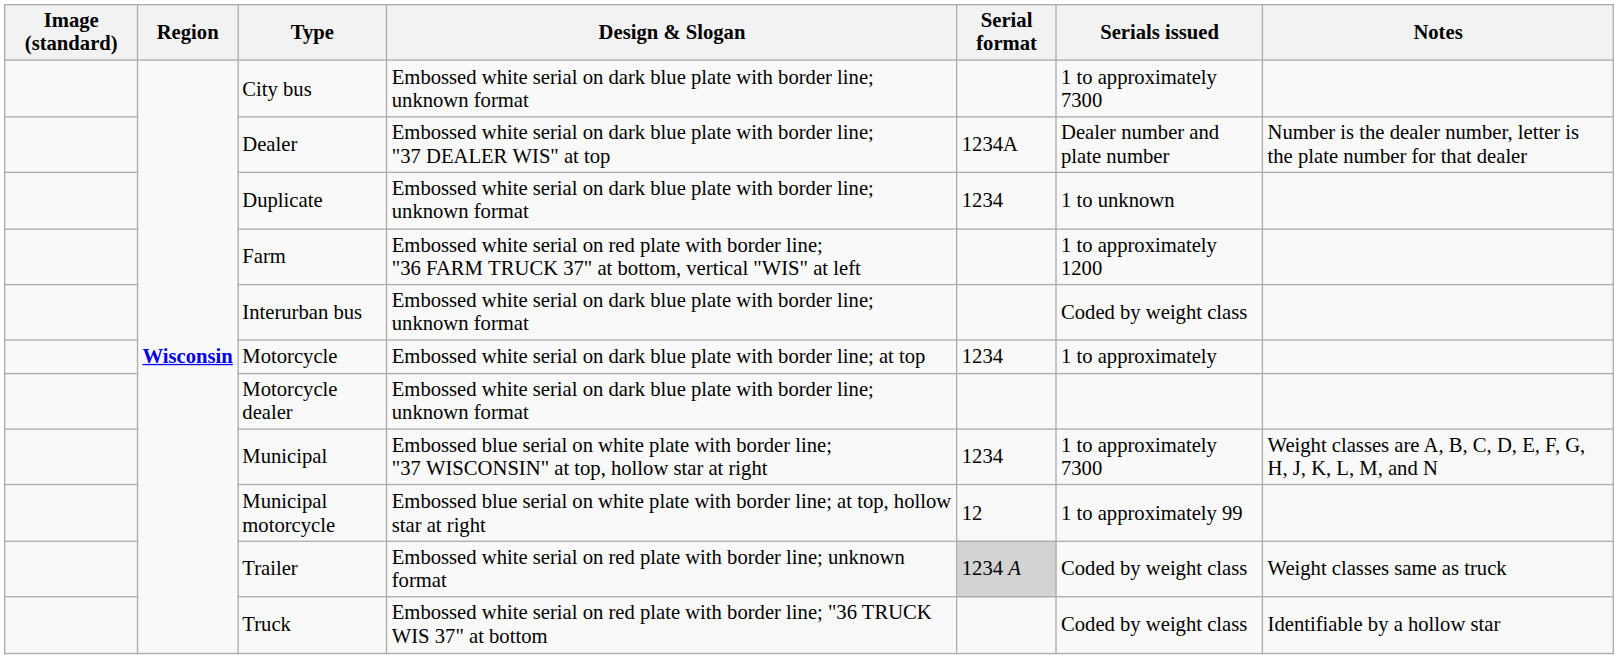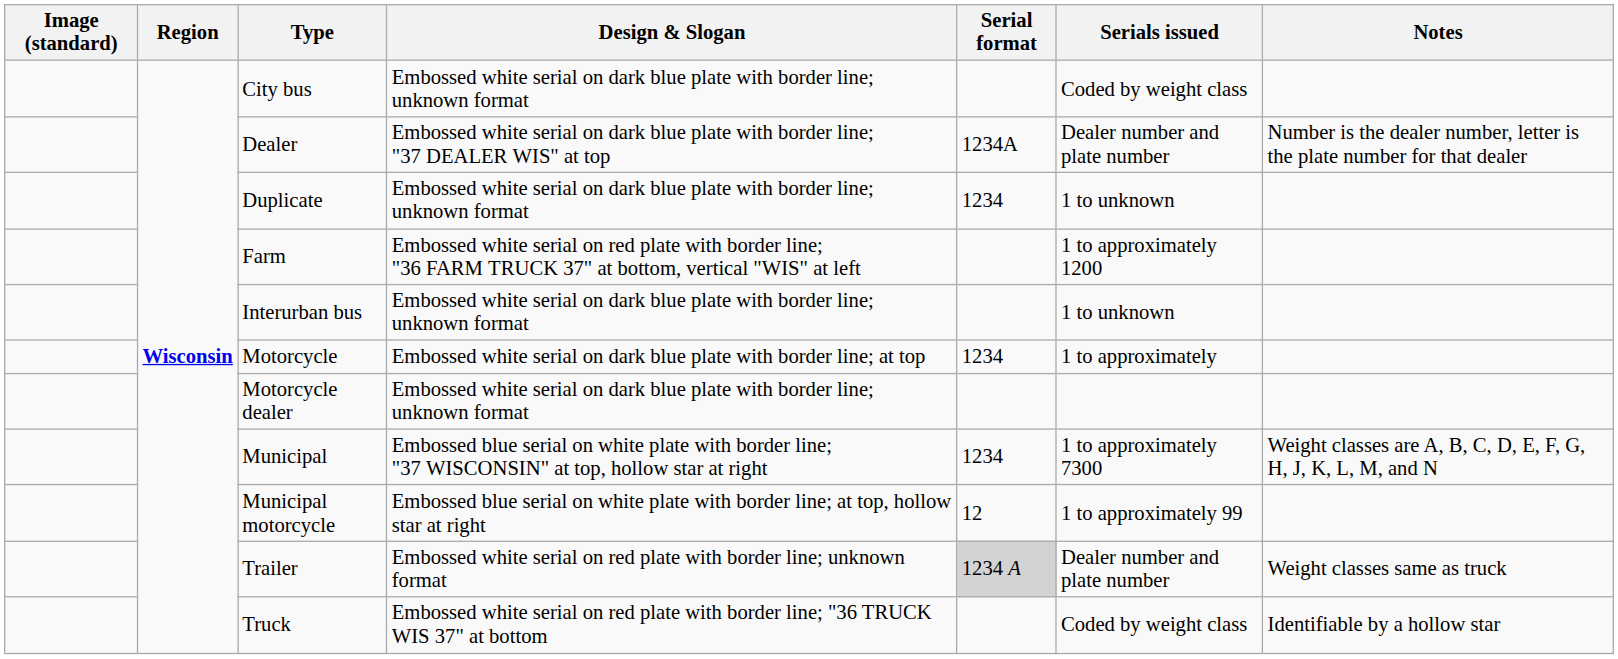(1139, 88) 1 to approximately 7300 -> (1154, 88) Coded by weight class
(1154, 312) Coded by weight class -> (1118, 312) 1 to unknown
(1154, 568) Coded by weight class -> (1140, 568) Dealer number and plate number
